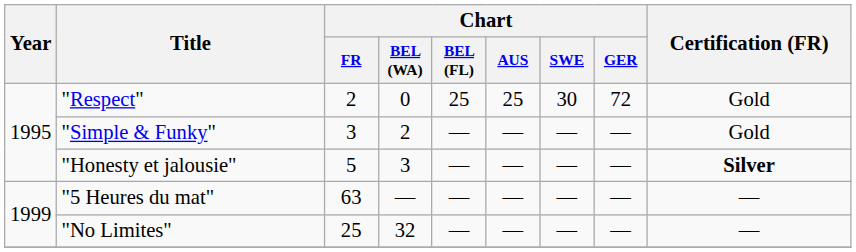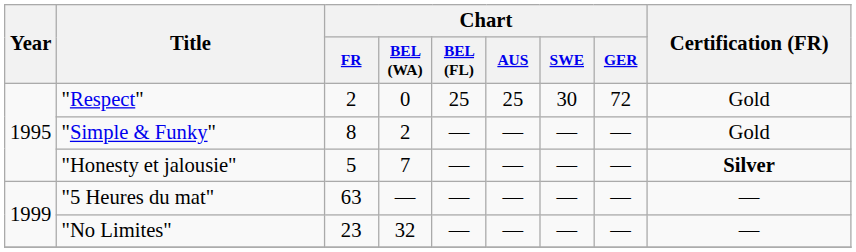(351, 132) 3 -> (351, 132) 8
(405, 165) 3 -> (405, 165) 7
(351, 230) 25 -> (351, 230) 23
